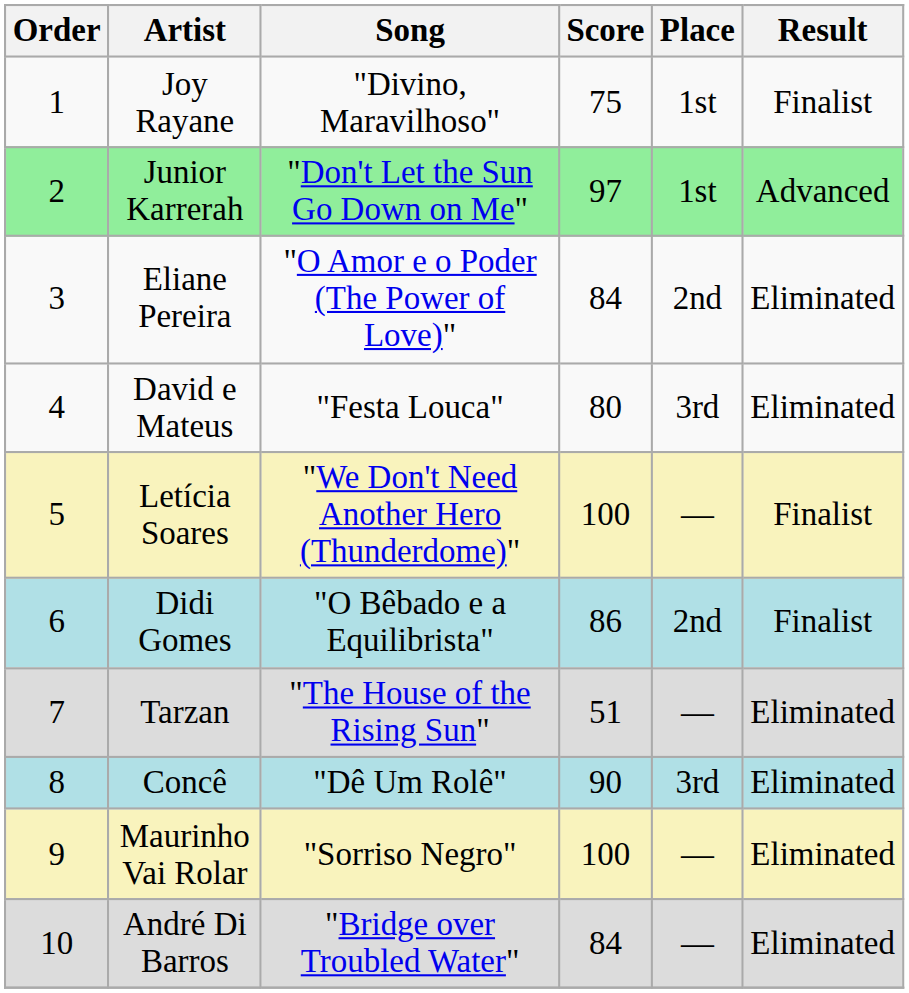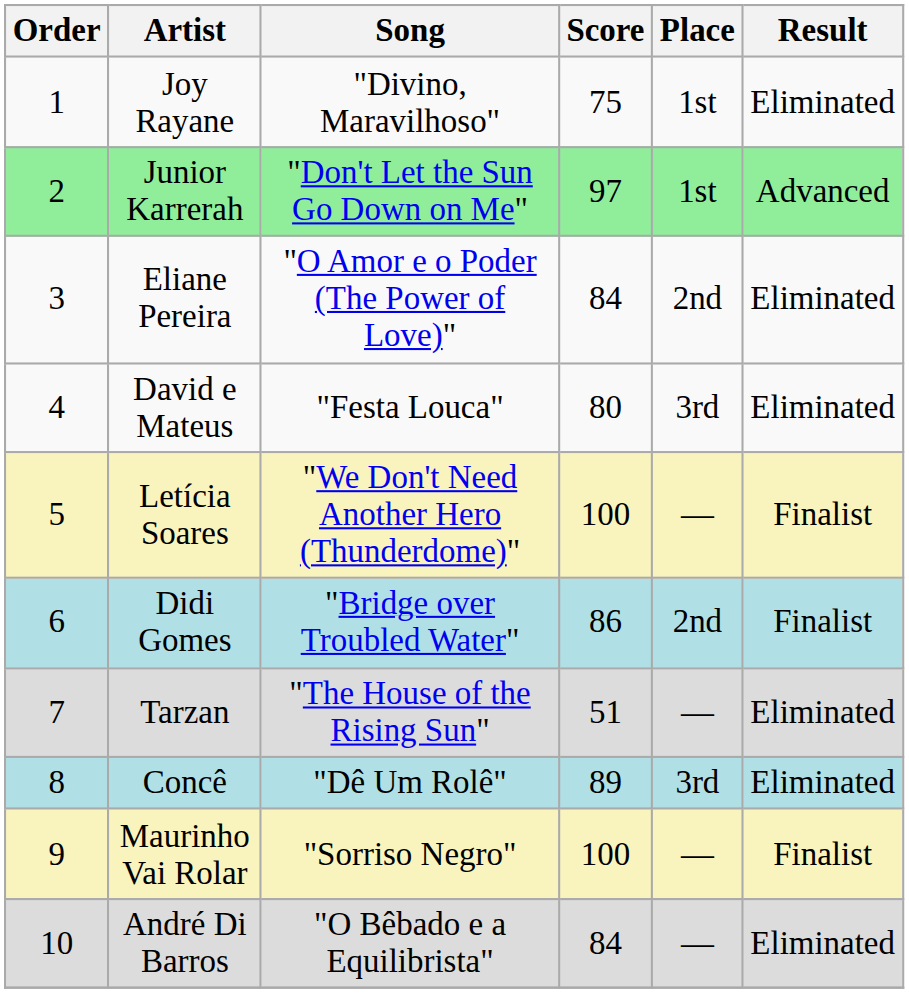(823, 101) Finalist -> (823, 101) Eliminated
(410, 622) "O Bêbado e a Equilibrista" -> (410, 622) "Bridge over Troubled Water"
(605, 782) 90 -> (605, 782) 89
(823, 853) Eliminated -> (823, 853) Finalist
(410, 942) "Bridge over Troubled Water" -> (410, 942) "O Bêbado e a Equilibrista"
